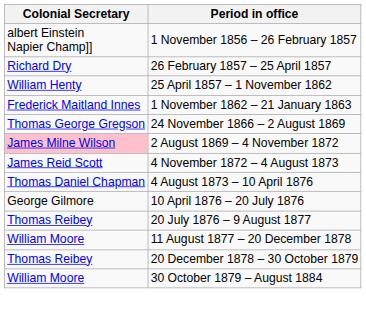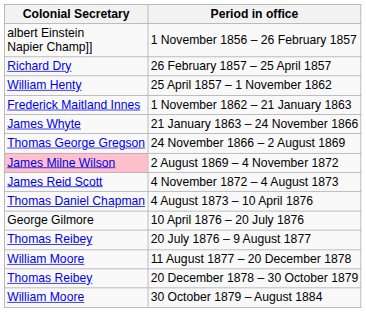+ row: (254, 124)
